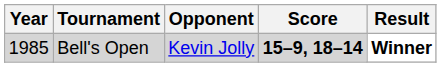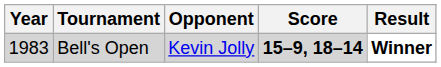(29, 48) 1985 -> (29, 48) 1983
